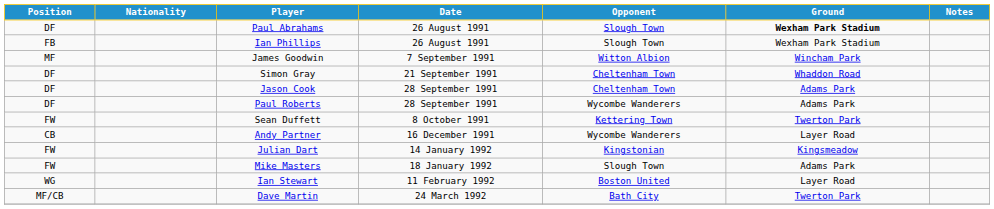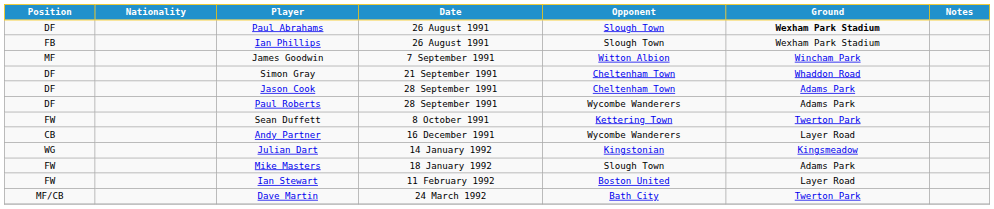(50, 150) FW -> (50, 150) WG
(50, 180) WG -> (50, 180) FW
